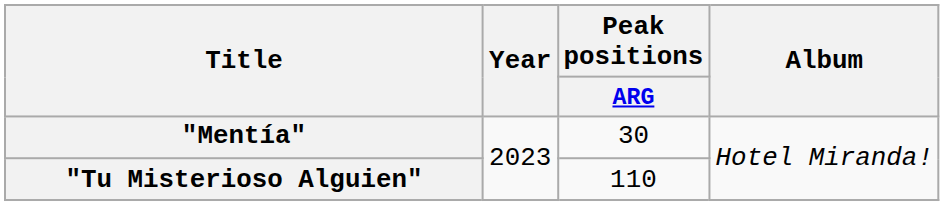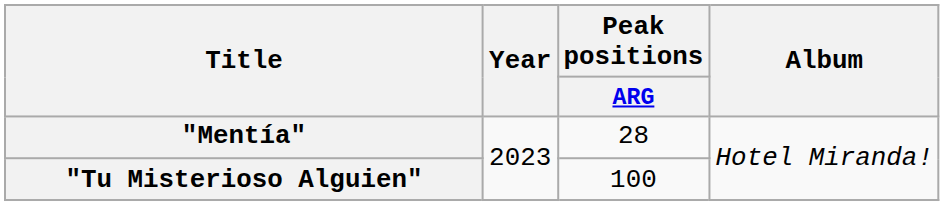(633, 137) 30 -> (633, 137) 28
(633, 179) 110 -> (633, 179) 100
